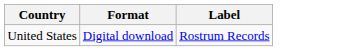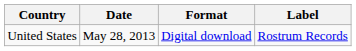+ column: (119, 14)
